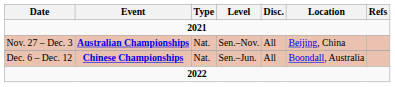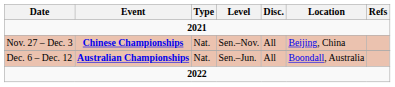(133, 43) Australian Championships -> (133, 43) Chinese Championships
(133, 58) Chinese Championships -> (133, 58) Australian Championships
